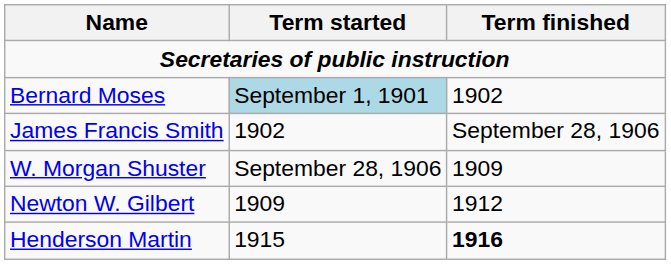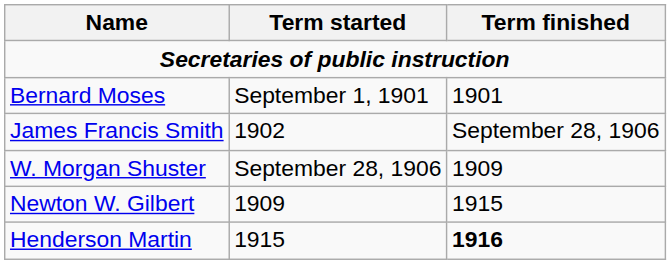(331, 95) lightblue background -> (331, 95) no background
(477, 95) 1902 -> (477, 95) 1901
(477, 204) 1912 -> (477, 204) 1915
